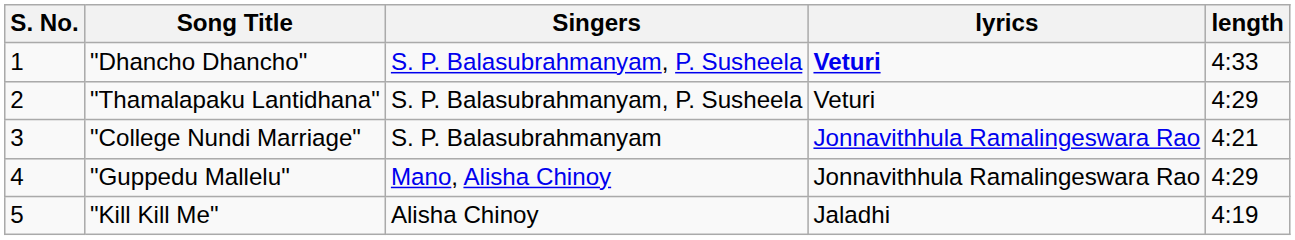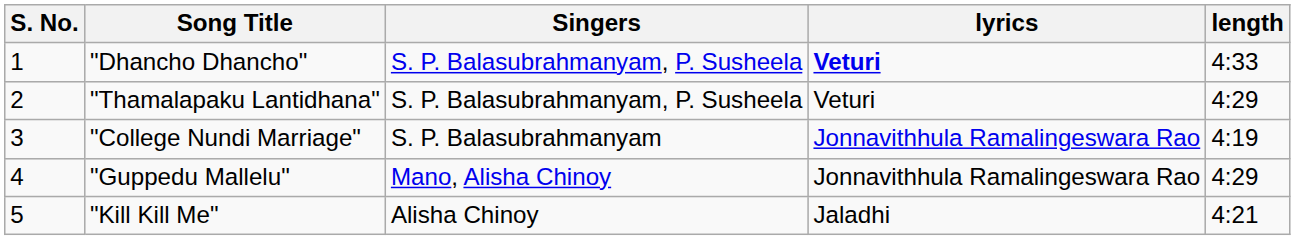(1235, 138) 4:21 -> (1235, 138) 4:19
(1235, 215) 4:19 -> (1235, 215) 4:21
